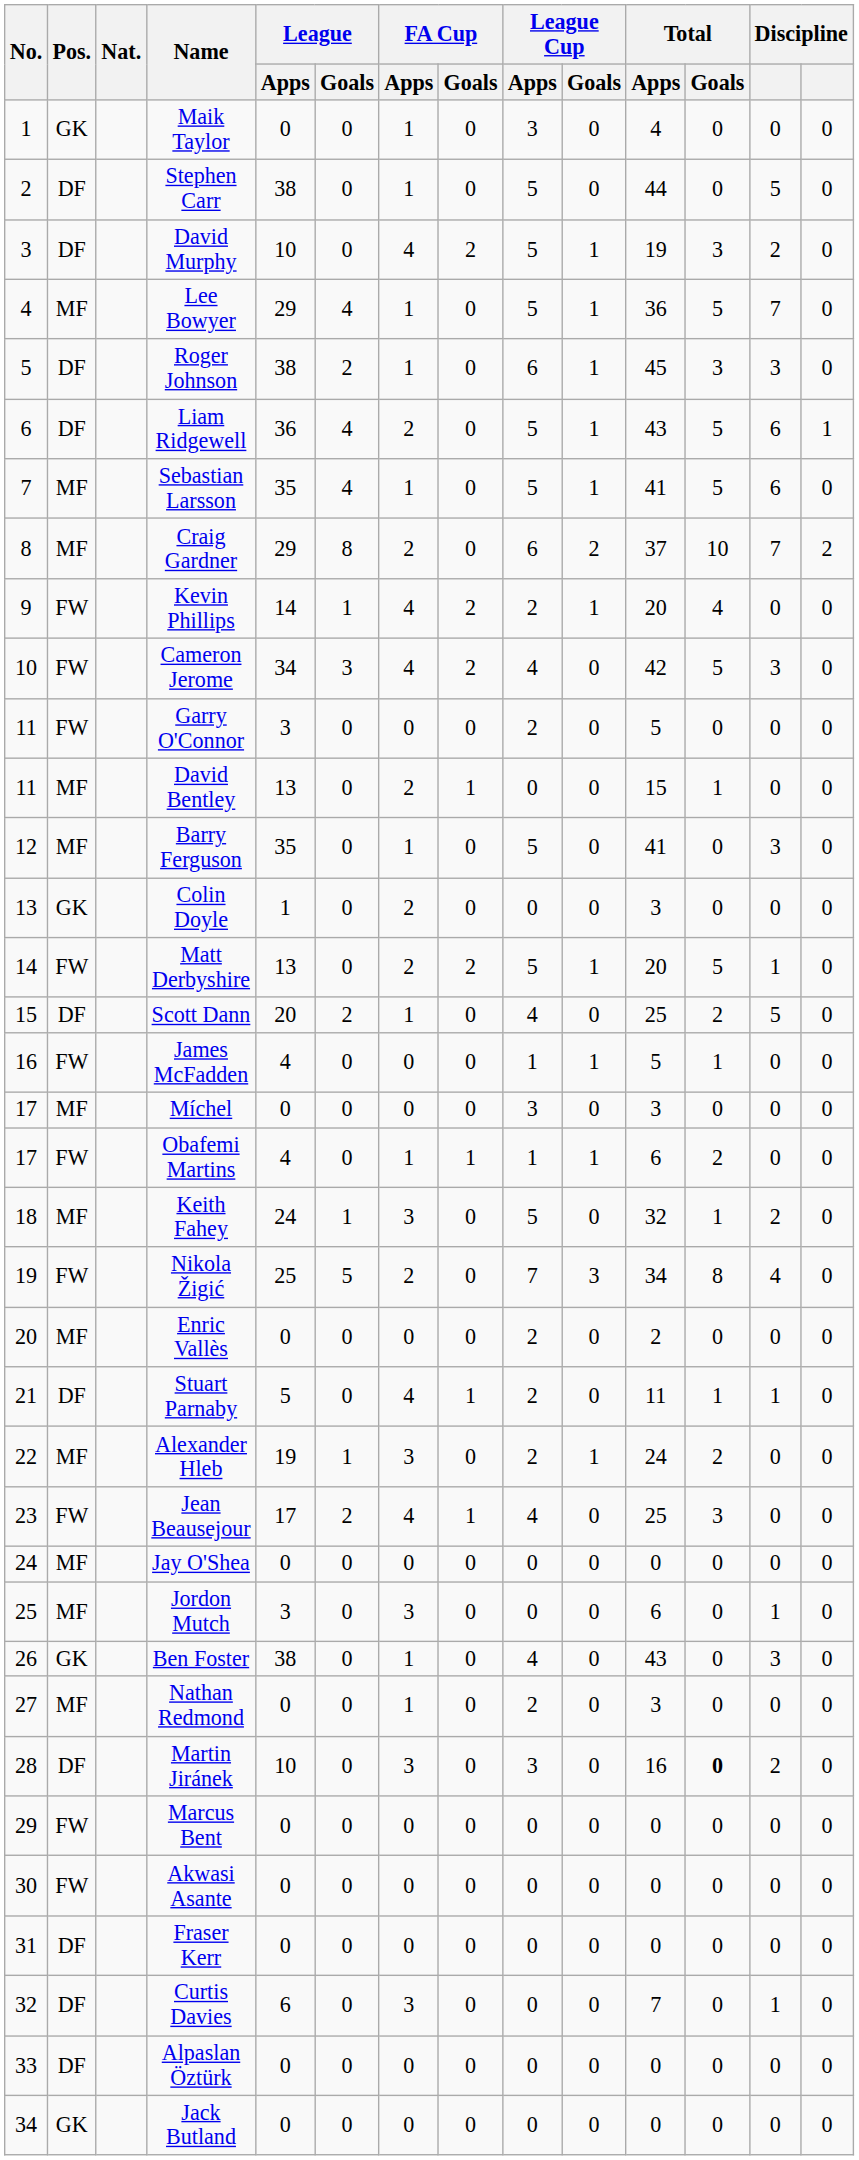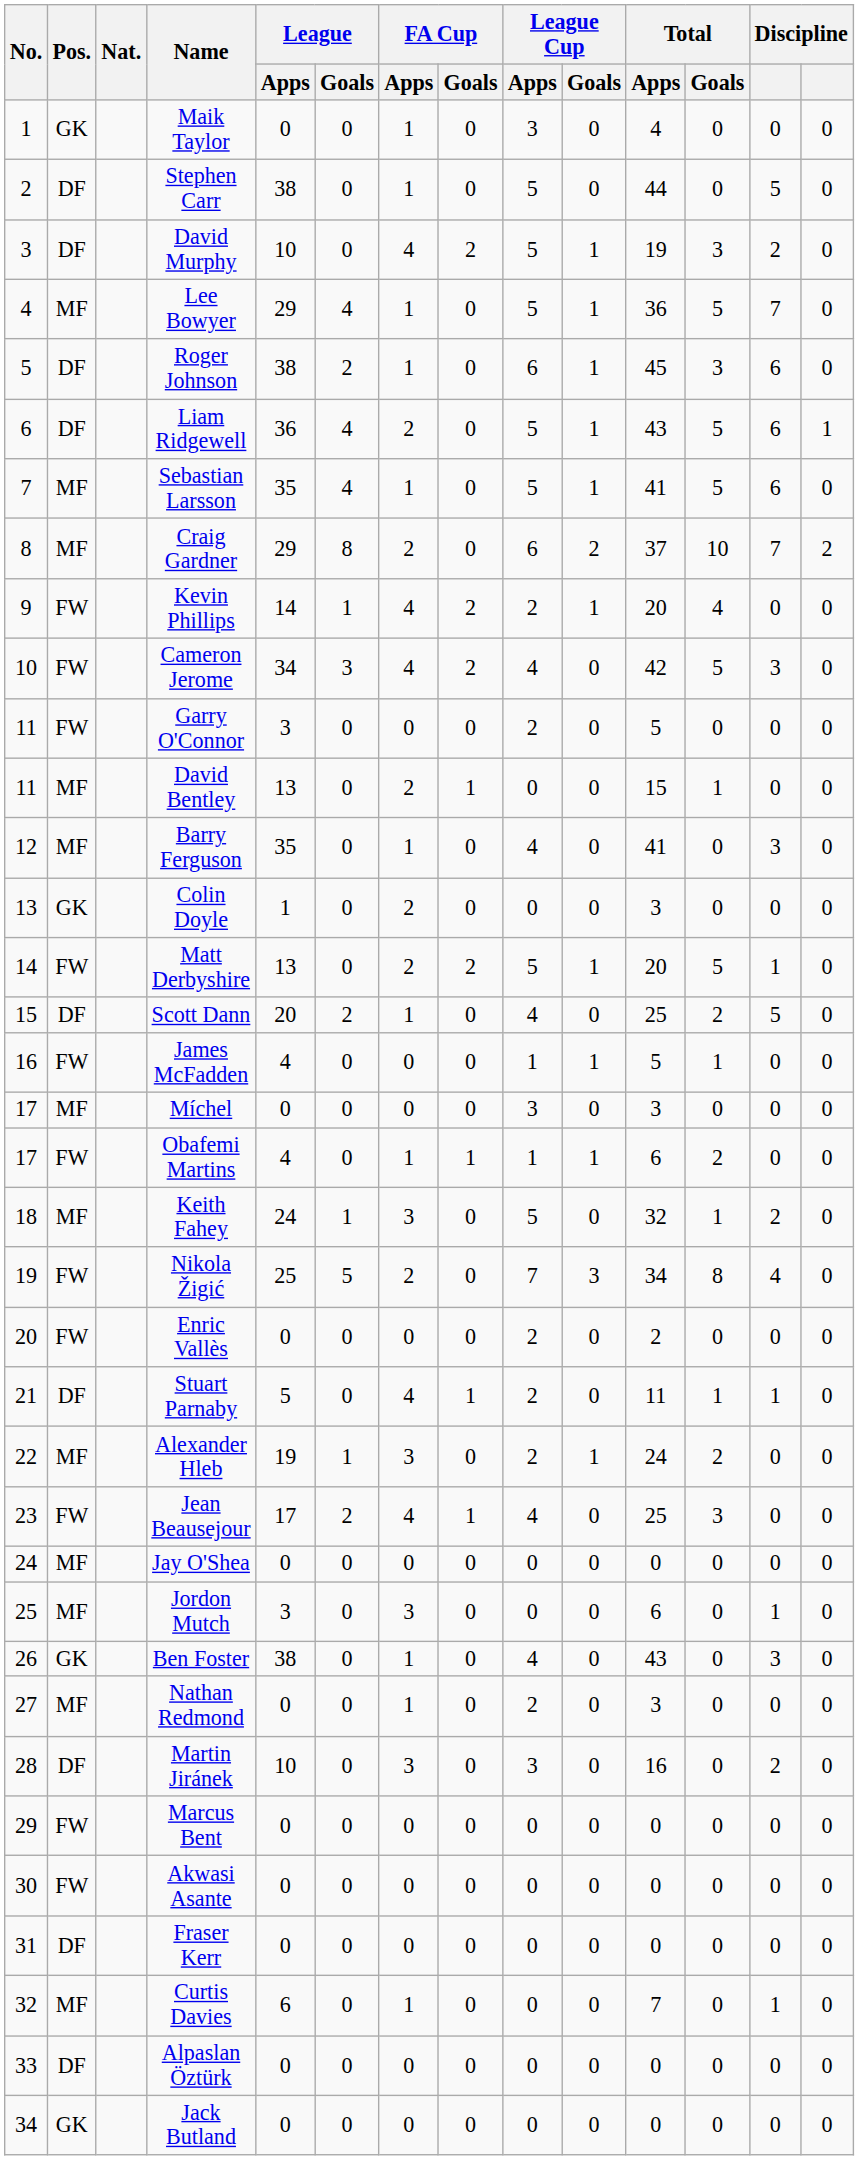(775, 368) 3 -> (775, 368) 6
(532, 847) 5 -> (532, 847) 4
(72, 1336) MF -> (72, 1336) FW
(717, 1765) bold -> (717, 1765) normal
(72, 2005) DF -> (72, 2005) MF
(409, 2005) 3 -> (409, 2005) 1
